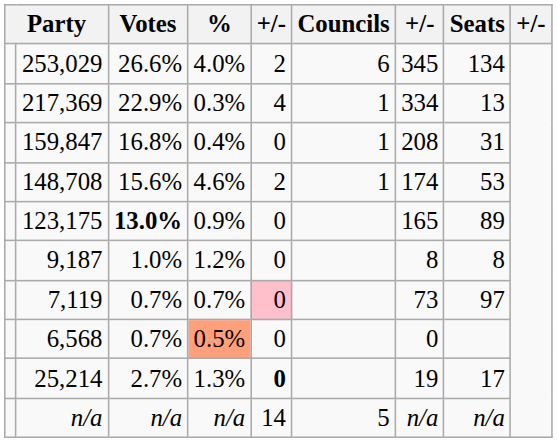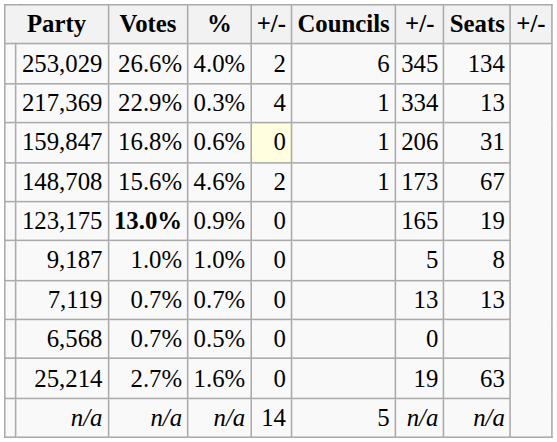(219, 142) 0.4% -> (219, 142) 0.6%
(280, 142) no background -> (280, 142) lightyellow background
(420, 142) 208 -> (420, 142) 206
(420, 181) 174 -> (420, 181) 173
(493, 181) 53 -> (493, 181) 67
(493, 220) 89 -> (493, 220) 19
(219, 260) 1.2% -> (219, 260) 1.0%
(432, 260) 8 -> (432, 260) 5
(280, 299) pink background -> (280, 299) no background
(426, 299) 73 -> (426, 299) 13
(493, 299) 97 -> (493, 299) 13
(219, 338) lightsalmon background -> (219, 338) no background
(219, 378) 1.3% -> (219, 378) 1.6%
(280, 378) bold -> (280, 378) normal
(493, 378) 17 -> (493, 378) 63
